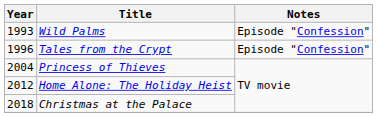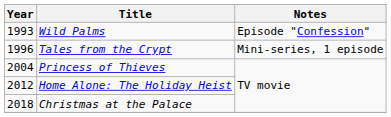(304, 49) Episode "Confession" -> (310, 49) Mini-series, 1 episode
